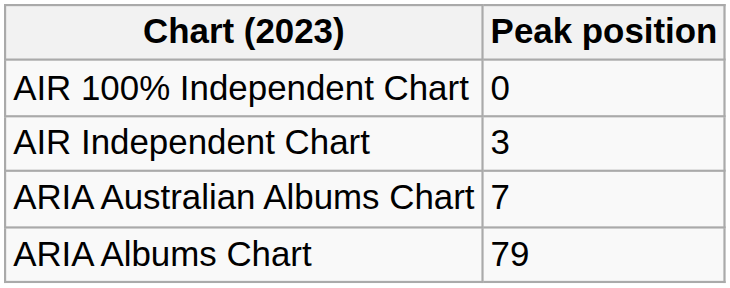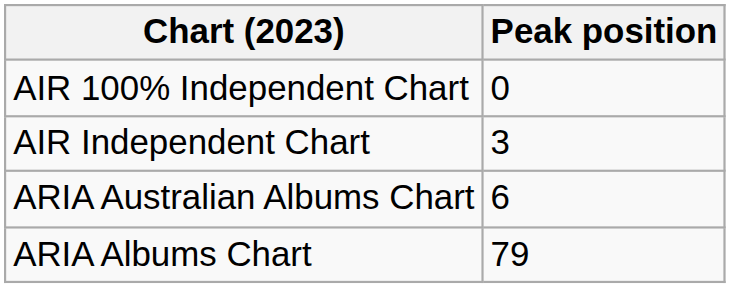(500, 198) 7 -> (500, 198) 6
